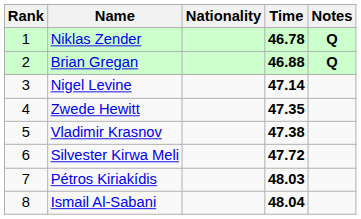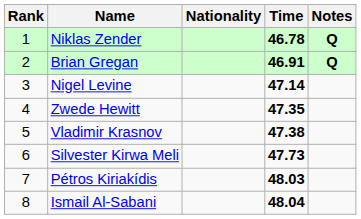(286, 62) 46.88 -> (286, 62) 46.91
(286, 156) 47.72 -> (286, 156) 47.73
